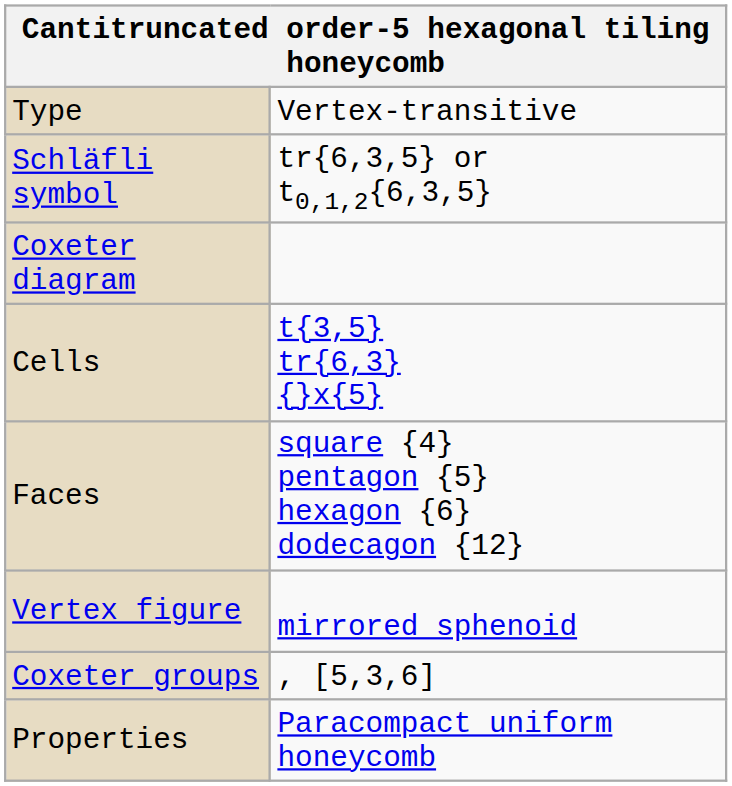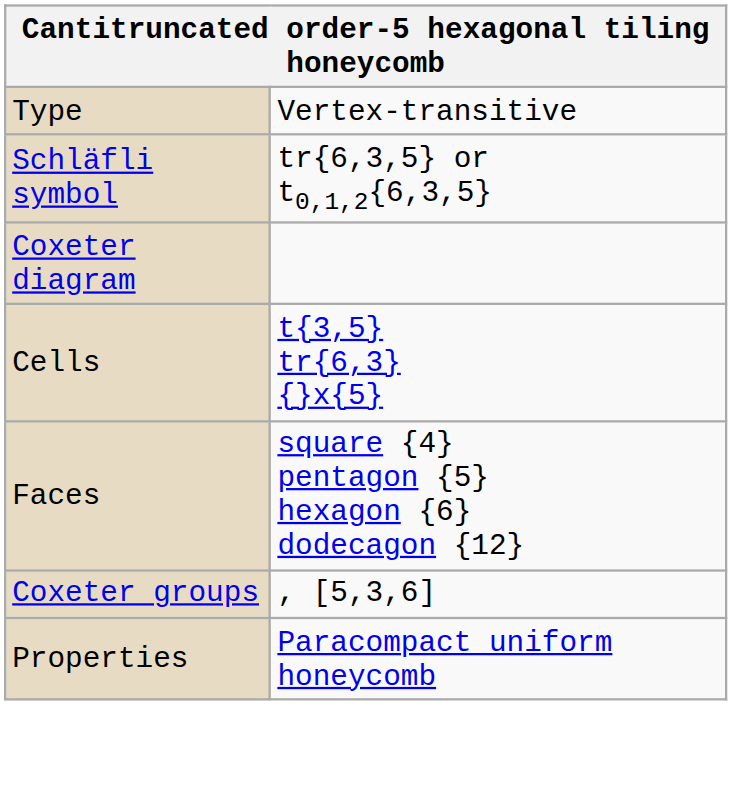- row: (127, 611)
